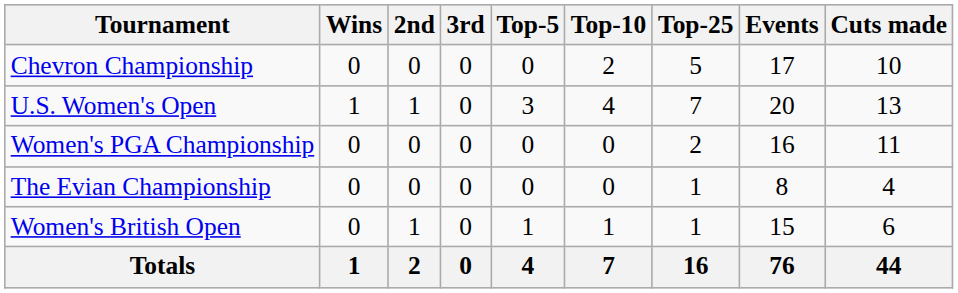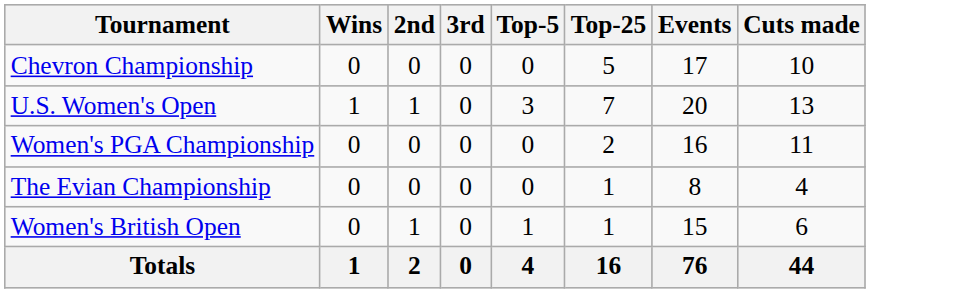- column: (609, 24)
